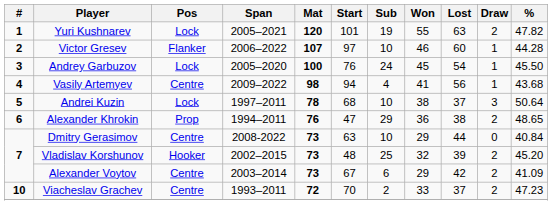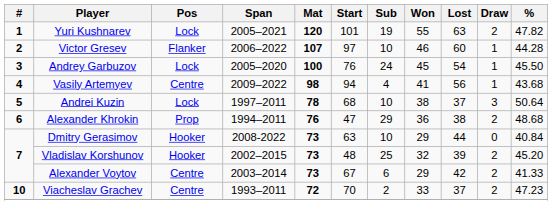(529, 119) 48.65 -> (529, 119) 48.68
(187, 137) Centre -> (187, 137) Hooker
(529, 173) 41.09 -> (529, 173) 41.33
